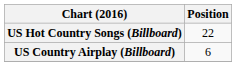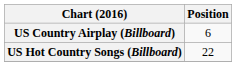rows swapped: (94, 52) <-> (94, 33)
